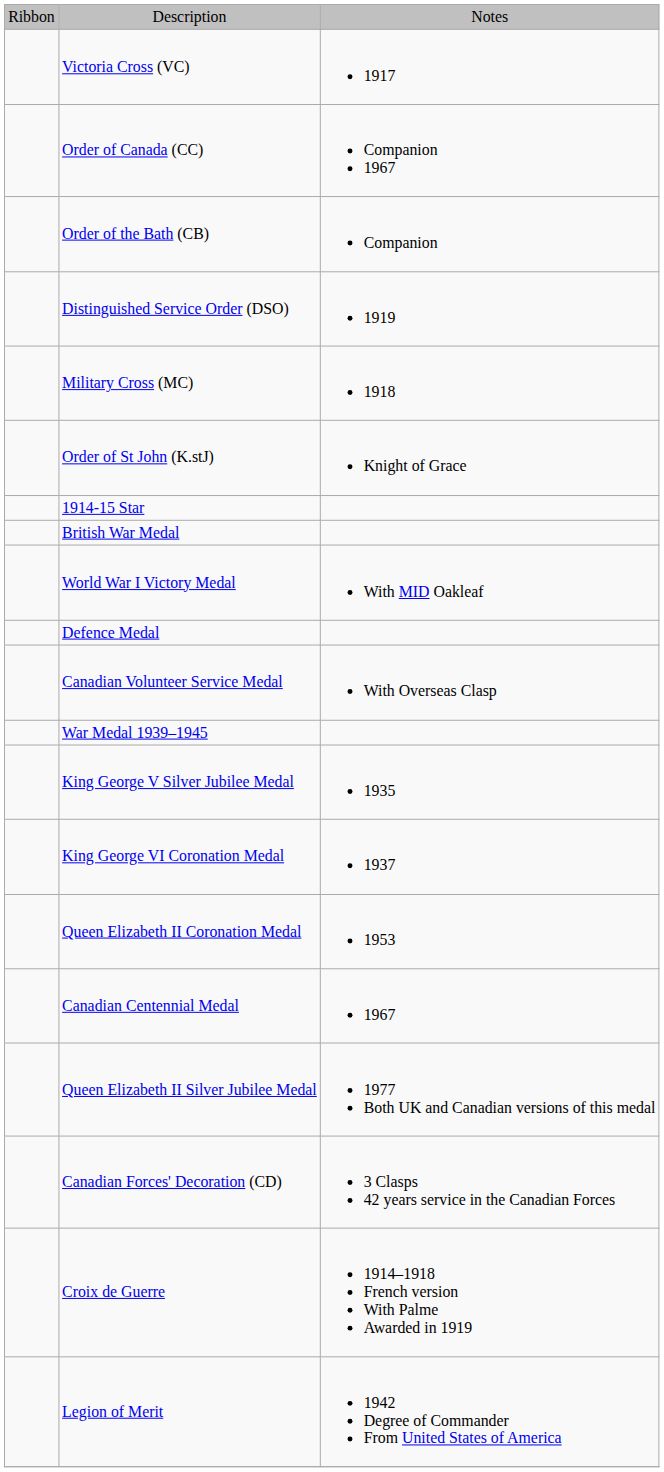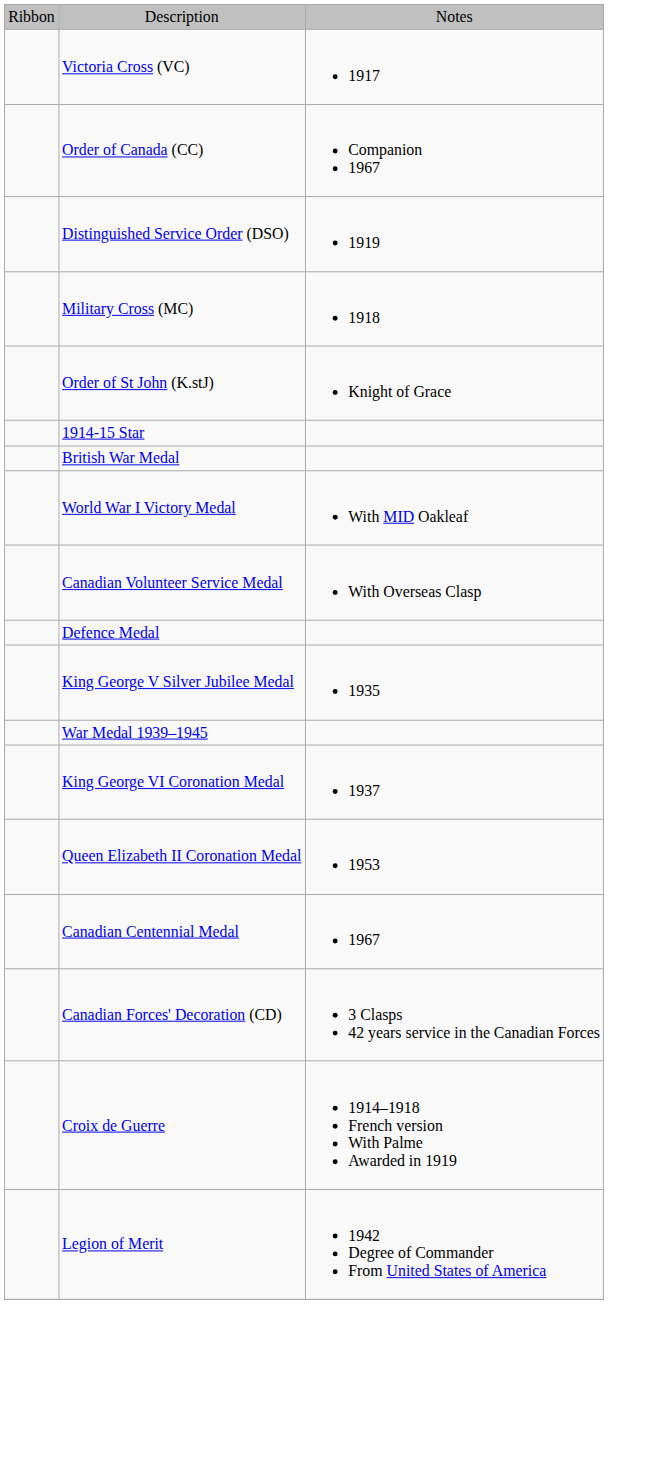- row: (136, 233)
rows swapped: (111, 632) <-> (172, 682)
rows swapped: (135, 732) <-> (178, 782)
- row: (189, 1089)
